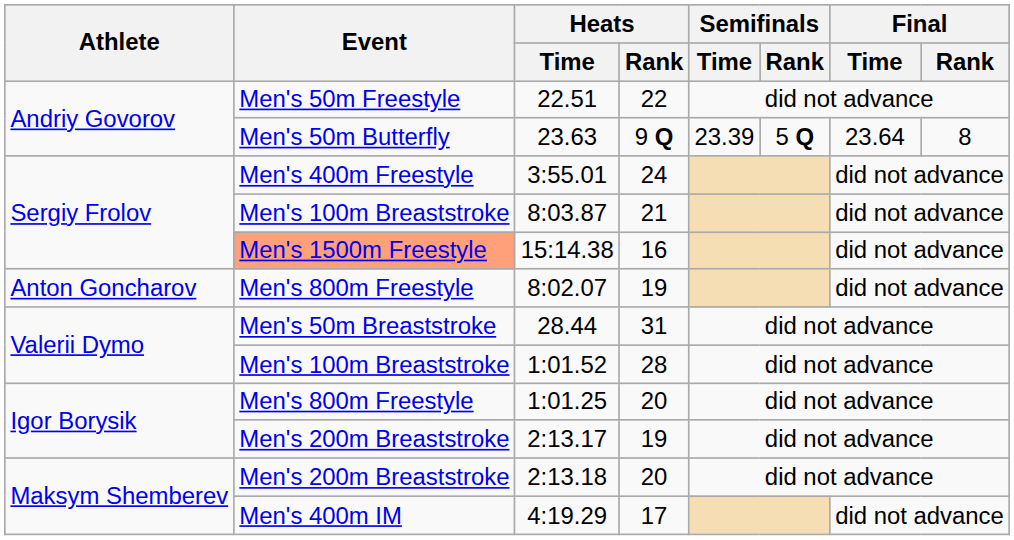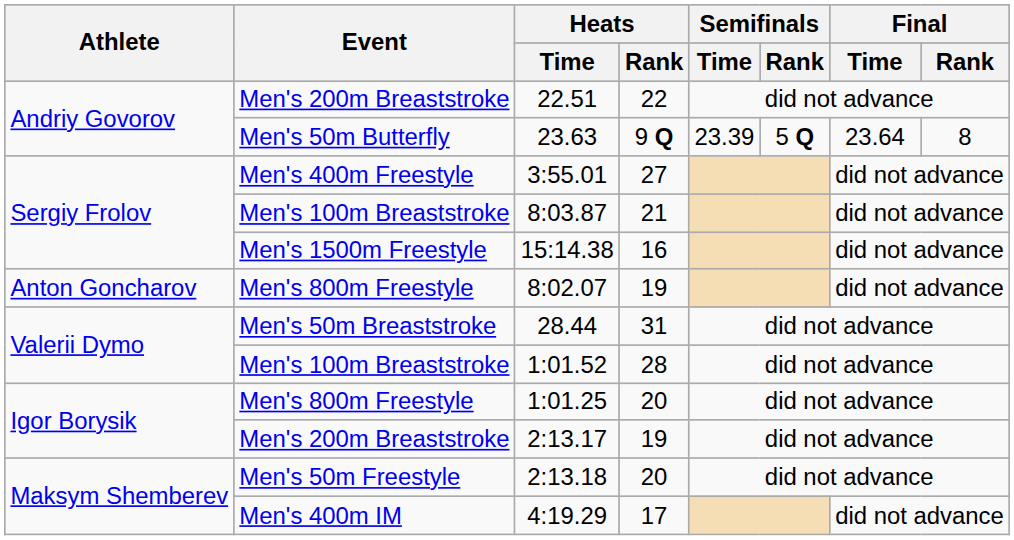(350, 100) Men's 50m Freestyle -> (374, 100) Men's 200m Breaststroke
(654, 175) 24 -> (654, 175) 27
(363, 251) lightsalmon background -> (363, 251) no background
(374, 477) Men's 200m Breaststroke -> (350, 477) Men's 50m Freestyle
